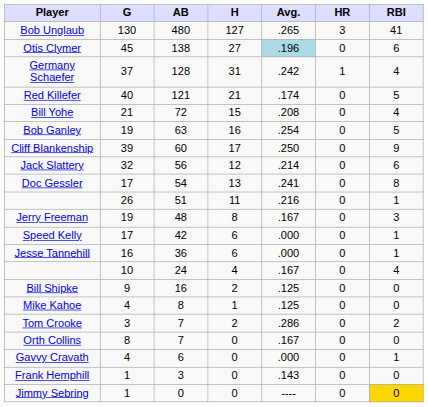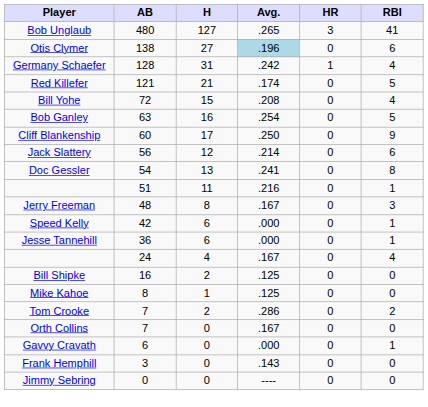- column: (127, 13)
(396, 393) gold background -> (392, 380) no background
